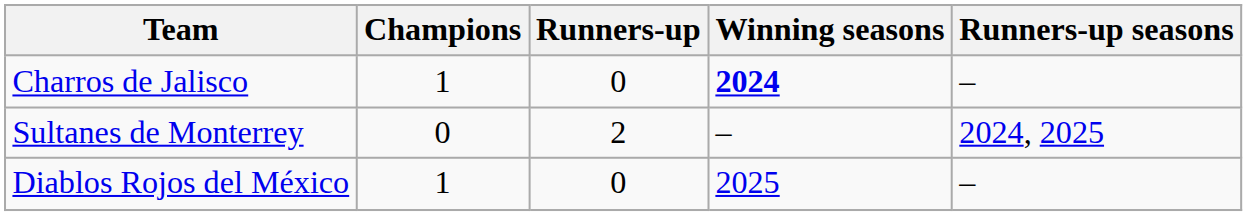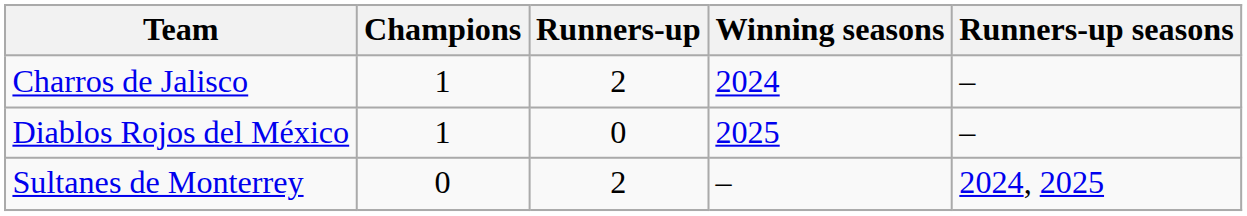(618, 81) 0 -> (618, 81) 2
(748, 81) bold -> (748, 81) normal
rows swapped: (181, 183) <-> (158, 132)
